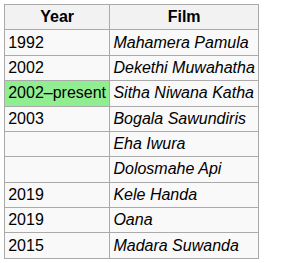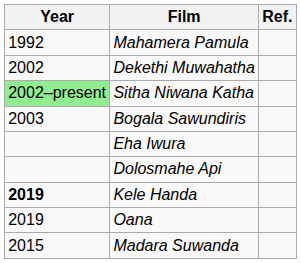+ column: (277, 17)
(26, 194) normal -> (26, 194) bold
